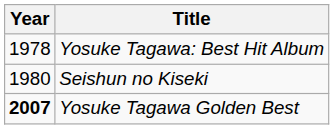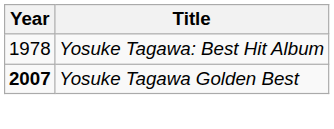- row: (134, 78)
